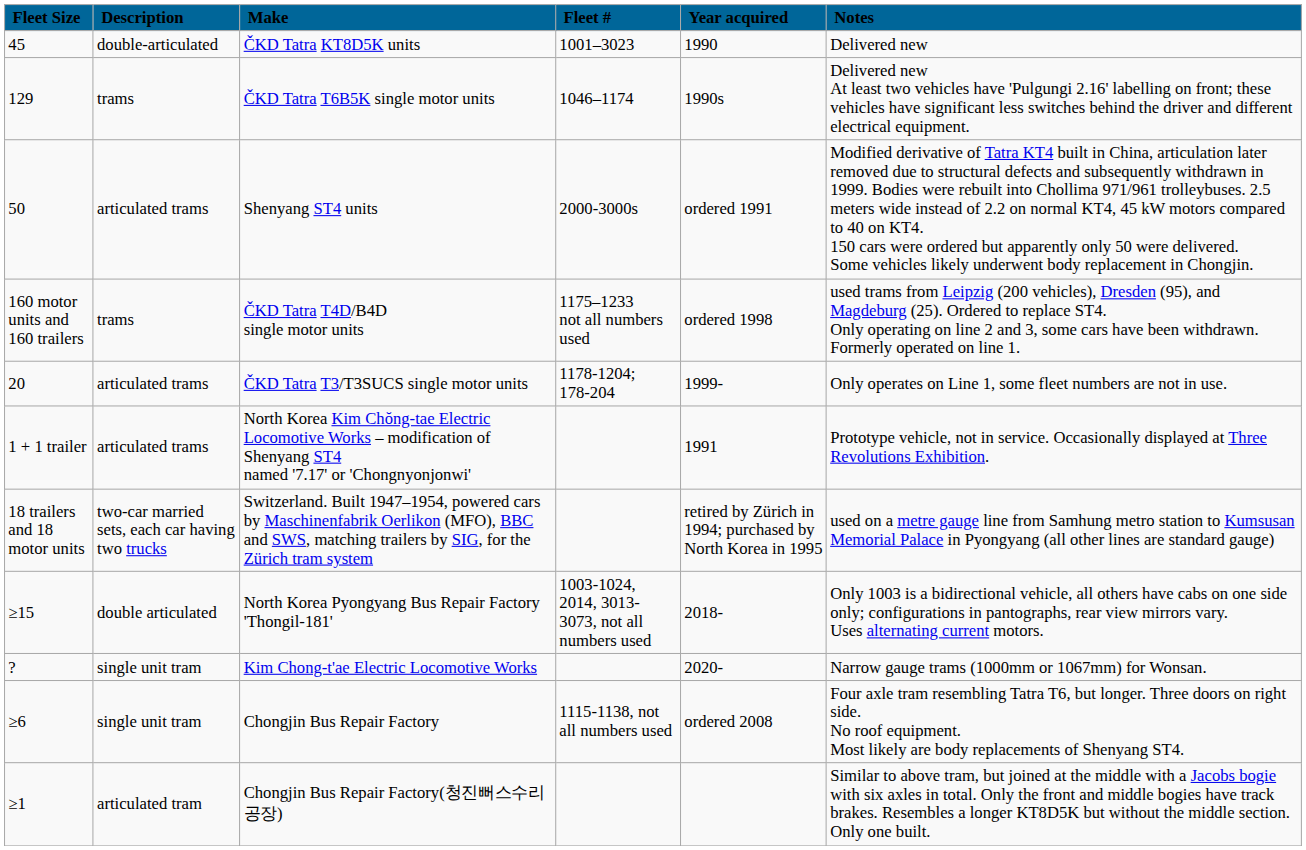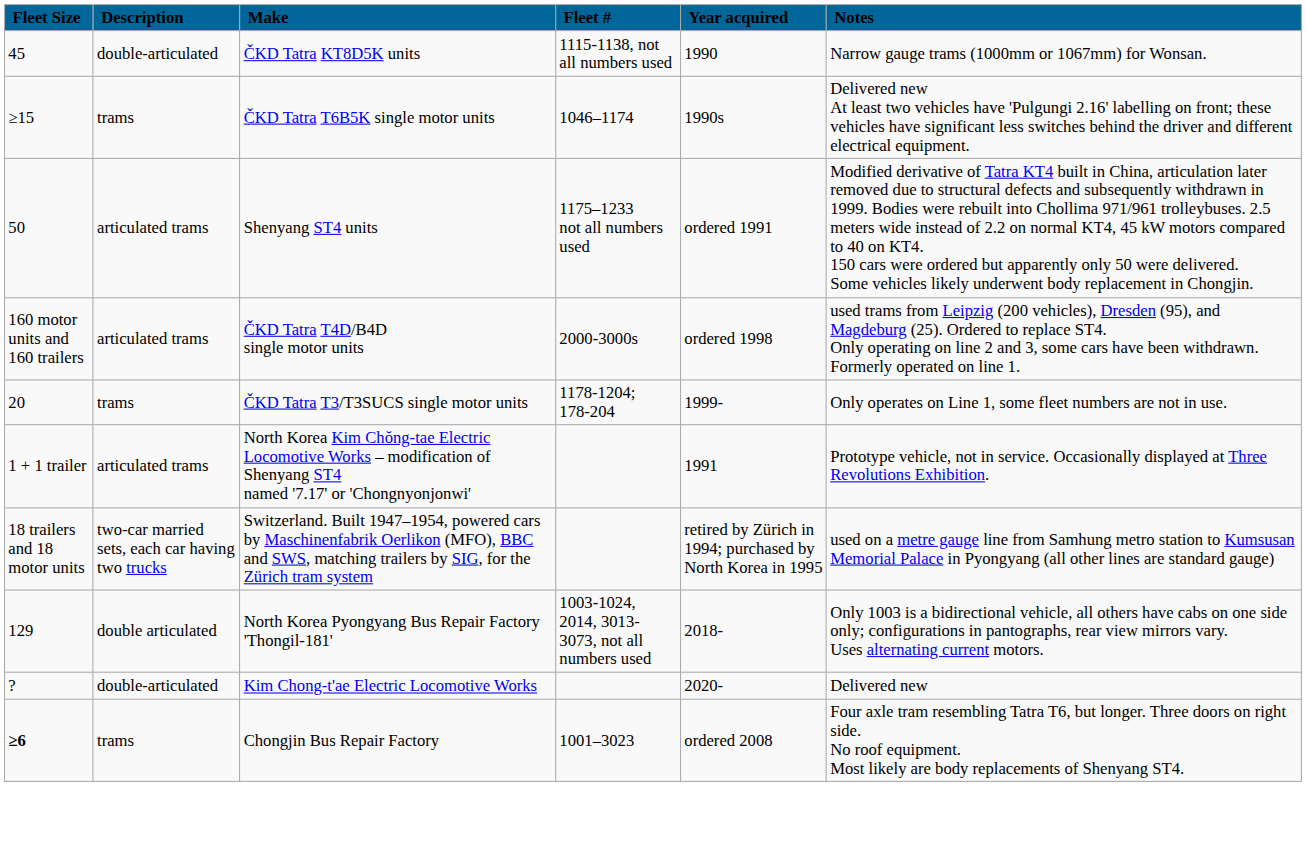(597, 44) 1001–3023 -> (616, 53) 1115-1138, not all numbers used
(879, 44) Delivered new -> (1018, 53) Narrow gauge trams (1000mm or 1067mm) for Wonsan.
(21, 98) 129 -> (21, 117) ≥15
(599, 209) 2000-3000s -> (611, 227) 1175–1233 not all numbers used
(116, 319) trams -> (153, 338) articulated trams
(611, 319) 1175–1233 not all numbers used -> (599, 338) 2000-3000s
(153, 383) articulated trams -> (116, 402) trams
(21, 612) ≥15 -> (21, 631) 129
(149, 667) single unit tram -> (158, 685) double-articulated
(1018, 667) Narrow gauge trams (1000mm or 1067mm) for Wonsan. -> (879, 685) Delivered new
(17, 721) normal -> (17, 740) bold
(149, 721) single unit tram -> (116, 740) trams
(616, 721) 1115-1138, not all numbers used -> (597, 740) 1001–3023
- row: (394, 803)
